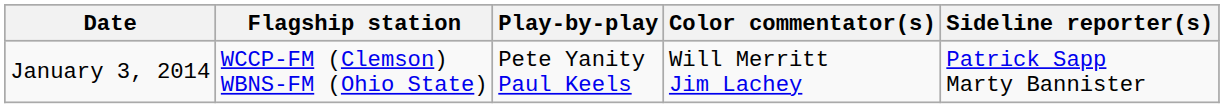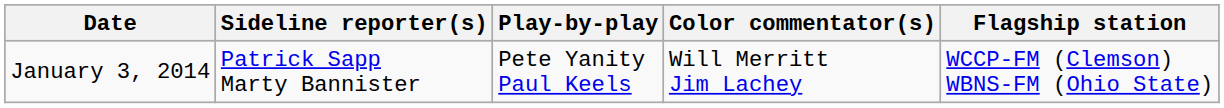columns swapped: (354, 23) <-> (1080, 23)
